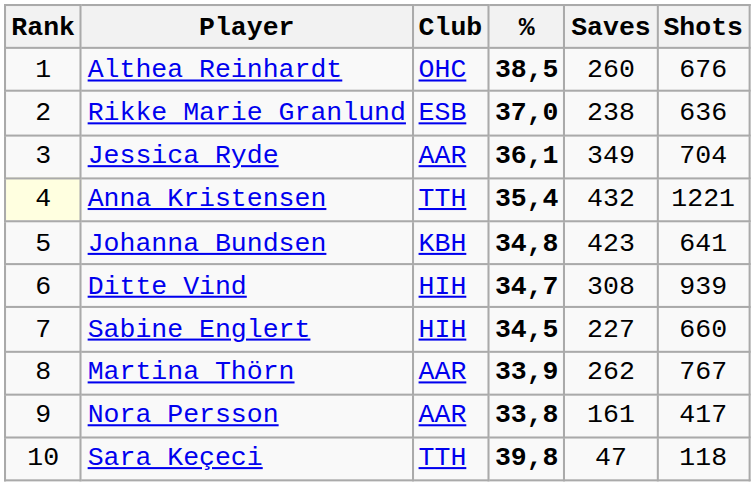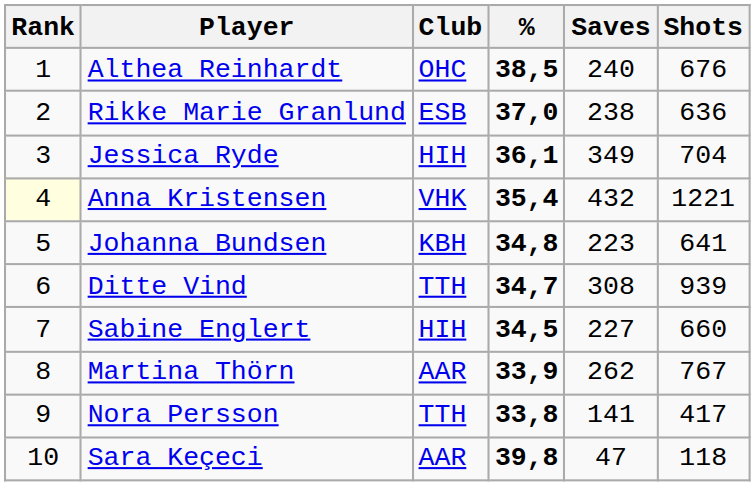(611, 70) 260 -> (611, 70) 240
(442, 156) AAR -> (442, 156) HIH
(442, 200) TTH -> (442, 200) VHK
(611, 243) 423 -> (611, 243) 223
(442, 286) HIH -> (442, 286) TTH
(442, 416) AAR -> (442, 416) TTH
(611, 416) 161 -> (611, 416) 141
(442, 459) TTH -> (442, 459) AAR
